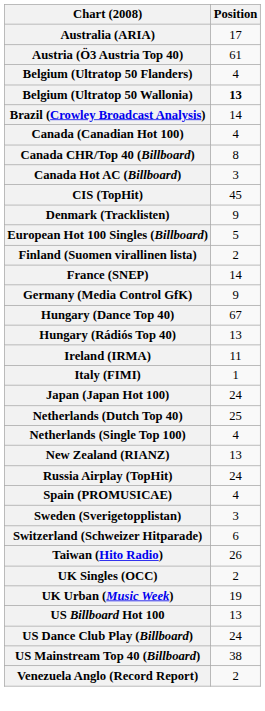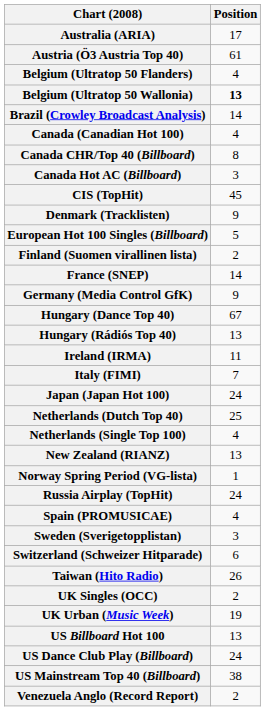(236, 375) 1 -> (236, 375) 7
+ row: (108, 475)
